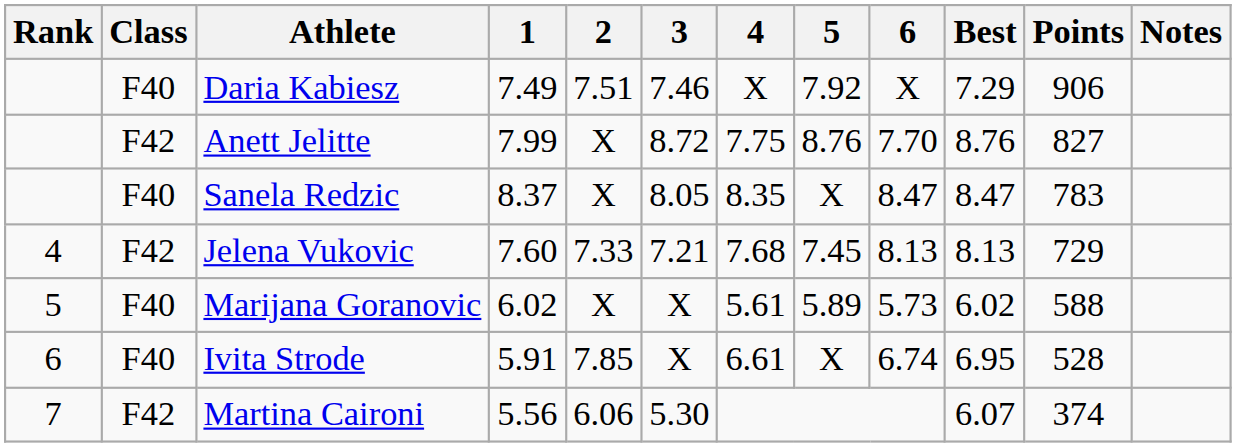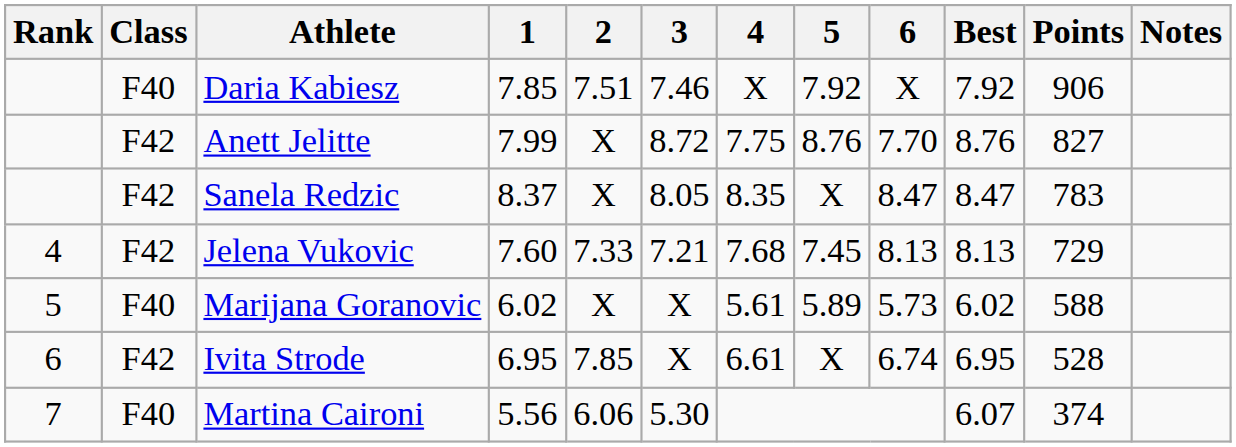(527, 86) 7.49 -> (527, 86) 7.85
(985, 86) 7.29 -> (985, 86) 7.92
(148, 195) F40 -> (148, 195) F42
(148, 359) F40 -> (148, 359) F42
(527, 359) 5.91 -> (527, 359) 6.95
(148, 413) F42 -> (148, 413) F40
